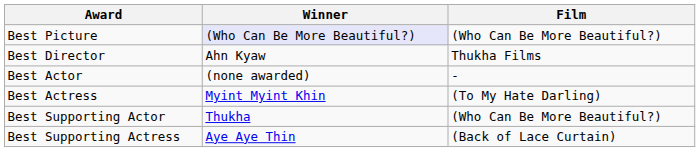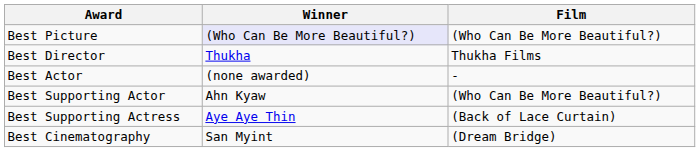(235, 55) Ahn Kyaw -> (228, 55) Thukha
- row: (53, 96)
(228, 116) Thukha -> (235, 96) Ahn Kyaw
+ row: (79, 137)
